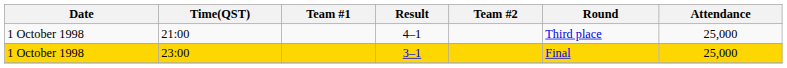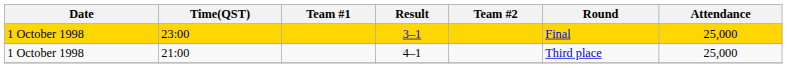rows swapped: (175, 33) <-> (175, 53)
